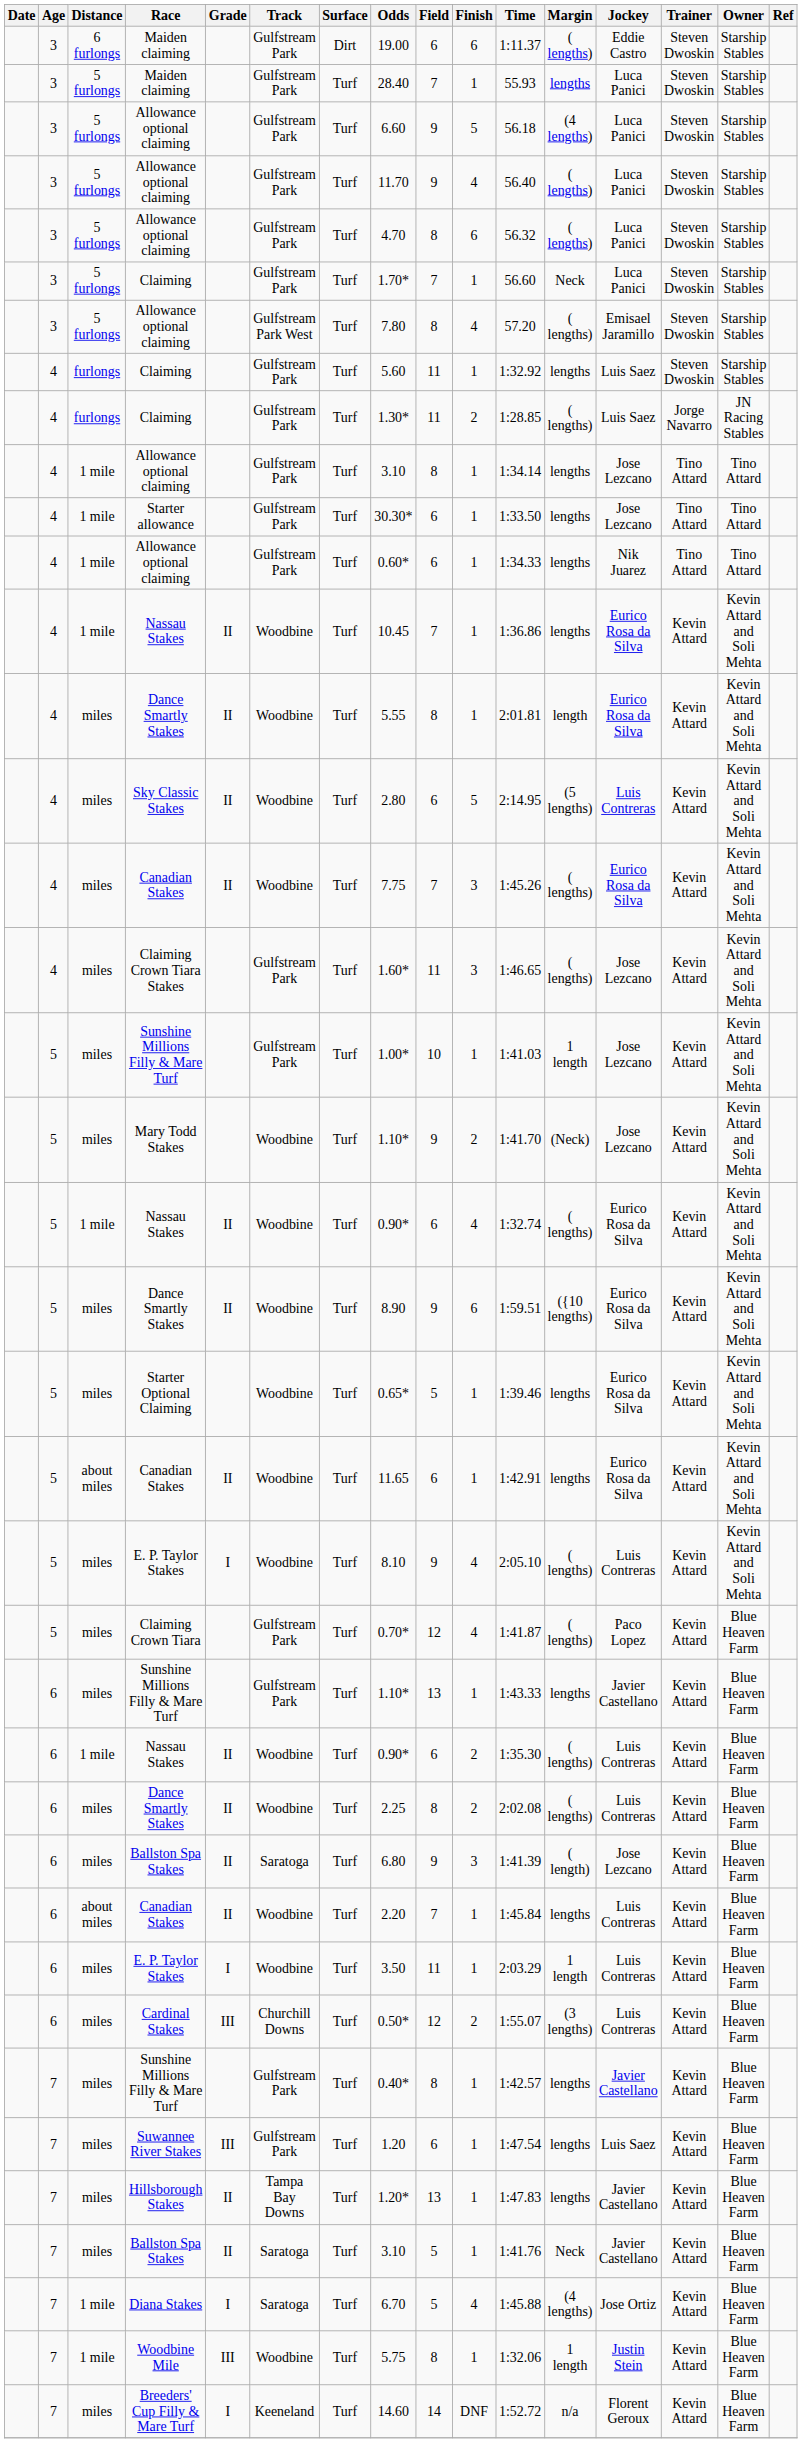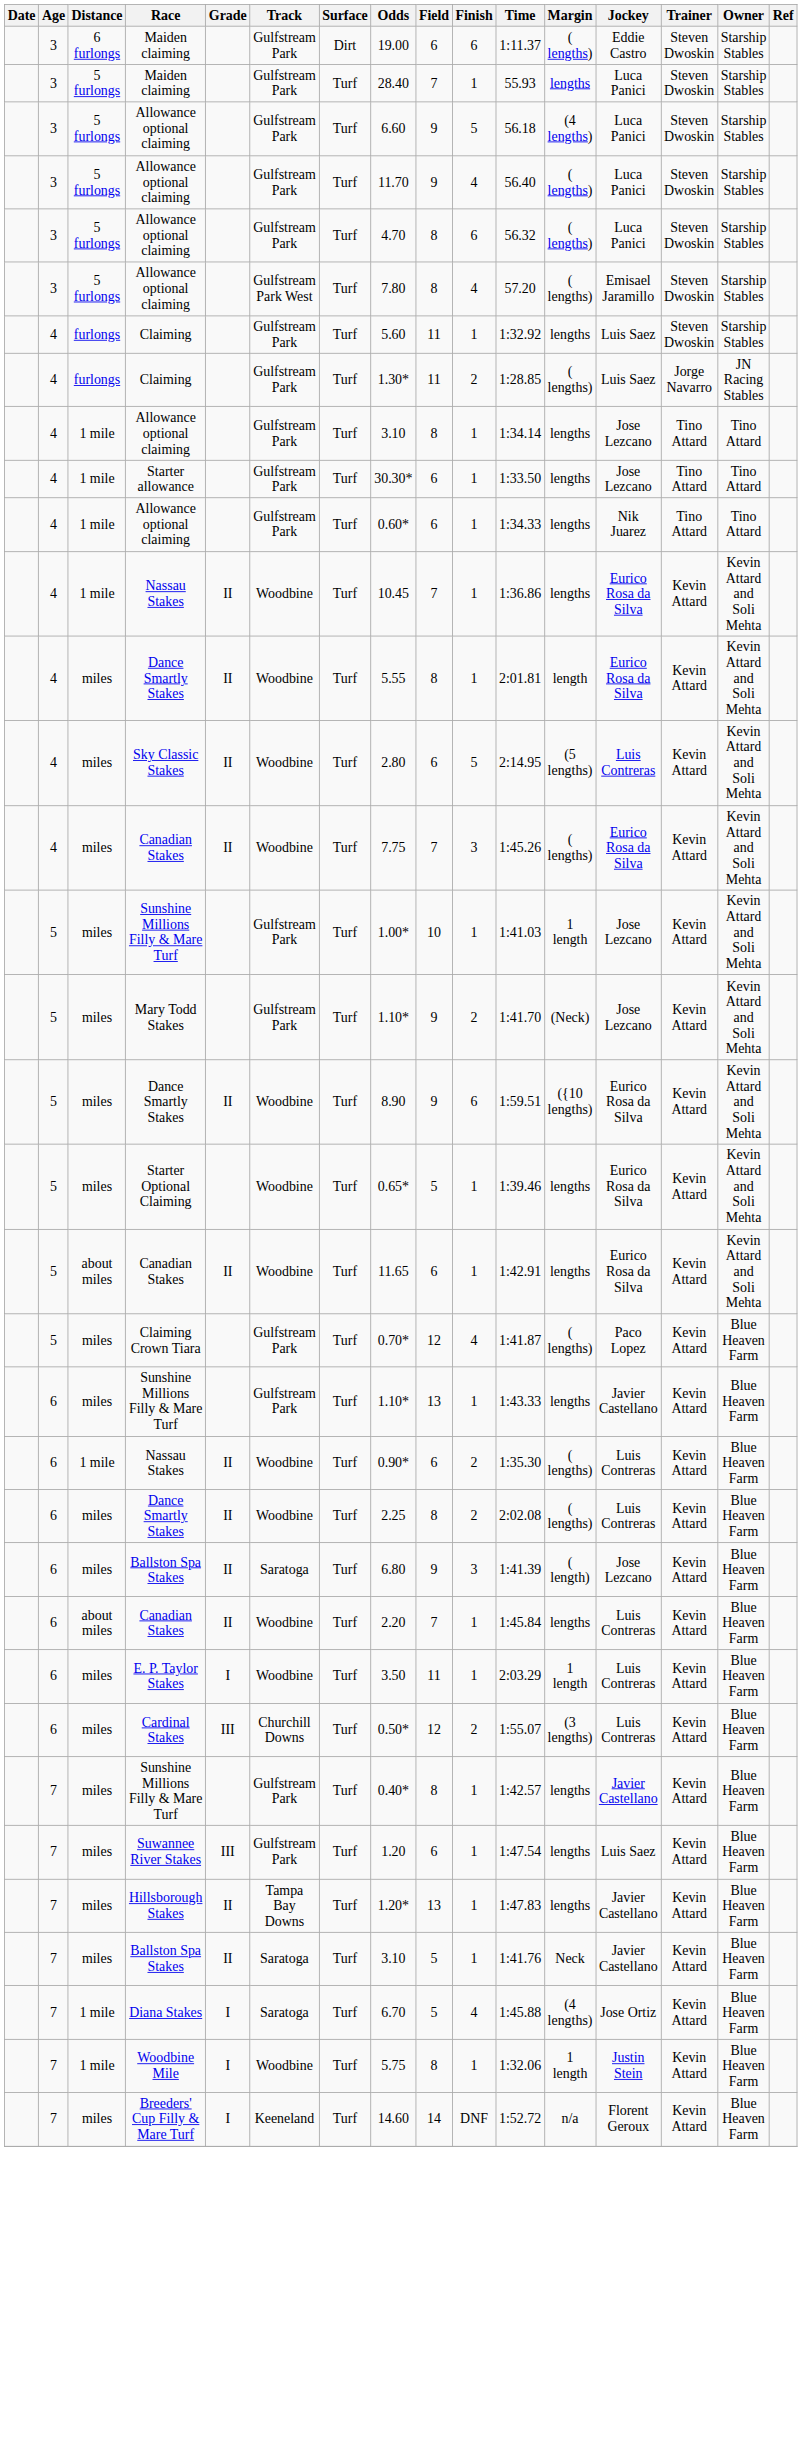- row: (53, 281)
- row: (53, 970)
(284, 1139) Woodbine -> (284, 1017) Gulfstream Park
- row: (53, 1224)
- row: (53, 1563)
(228, 2357) III -> (228, 2065) I
